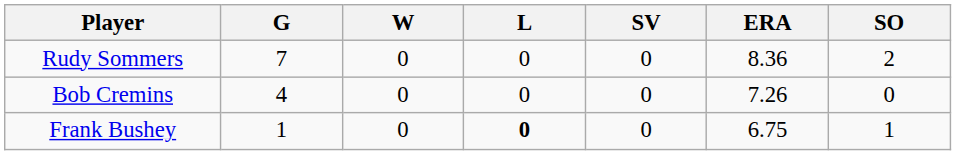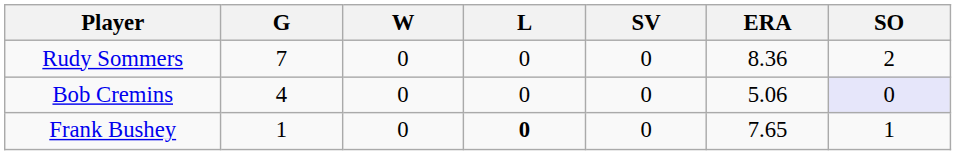(768, 94) 7.26 -> (768, 94) 5.06
(889, 94) no background -> (889, 94) lavender background
(768, 130) 6.75 -> (768, 130) 7.65
